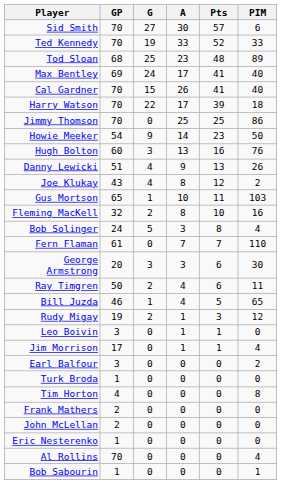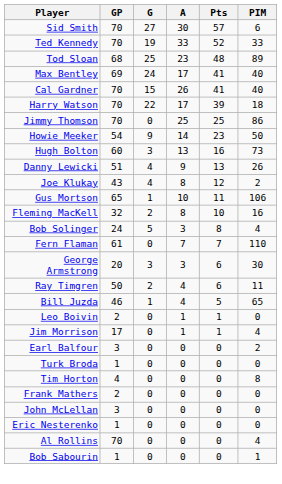(258, 151) 76 -> (258, 151) 73
(258, 198) 103 -> (258, 198) 106
- row: (69, 317)
(117, 332) 3 -> (117, 317) 2
(117, 425) 2 -> (117, 410) 3
